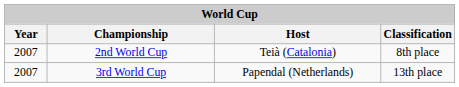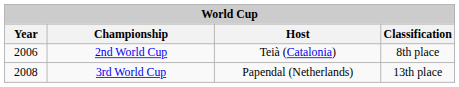(26, 53) 2007 -> (26, 53) 2006
(26, 73) 2007 -> (26, 73) 2008
